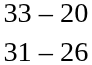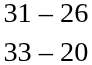rows swapped: (46, 51) <-> (46, 12)
